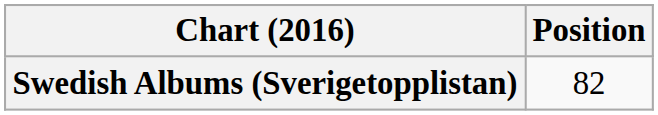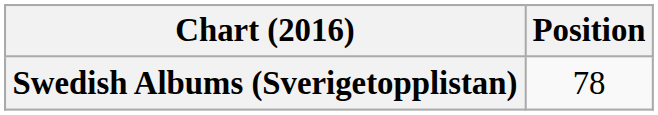(589, 82) 82 -> (589, 82) 78
